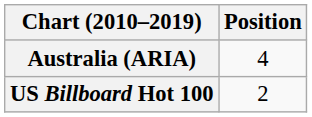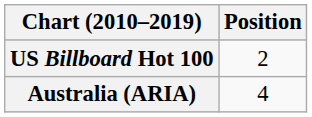rows swapped: (112, 58) <-> (112, 93)
